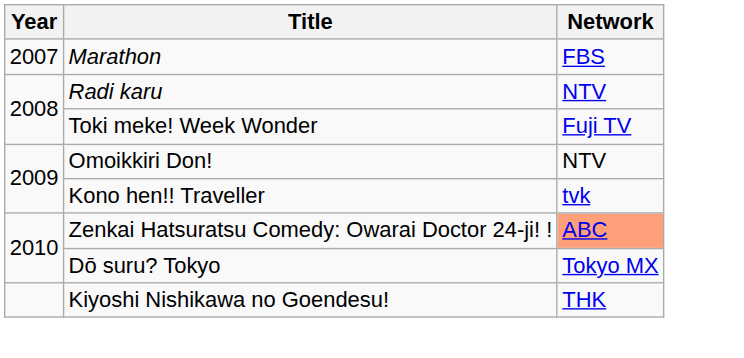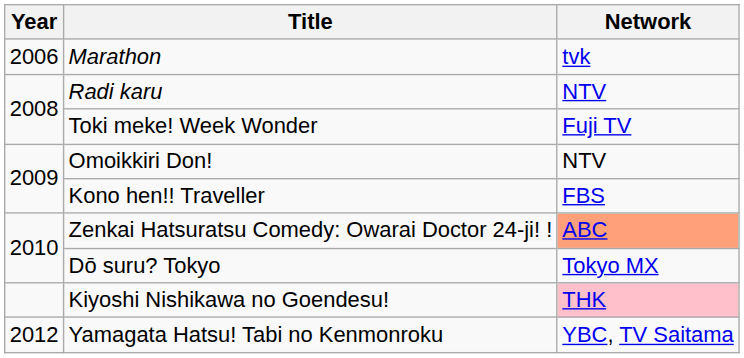(34, 56) 2007 -> (34, 56) 2006
(584, 56) FBS -> (576, 56) tvk
(576, 195) tvk -> (584, 195) FBS
(584, 299) no background -> (584, 299) pink background
+ row: (256, 334)
